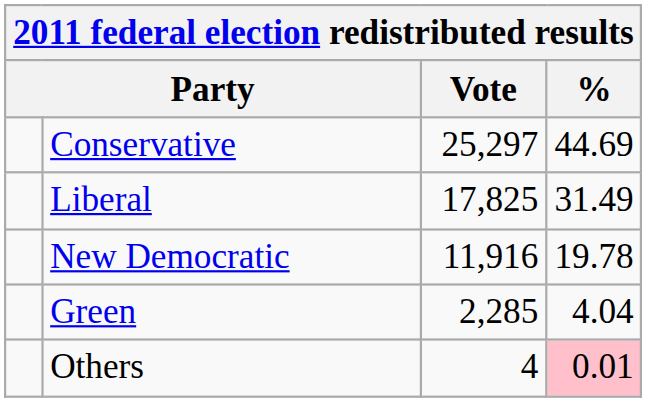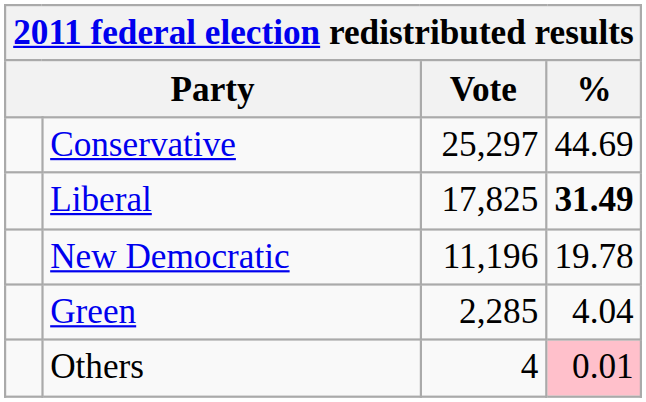(594, 199) normal -> (594, 199) bold
(491, 255) 11,916 -> (491, 255) 11,196
